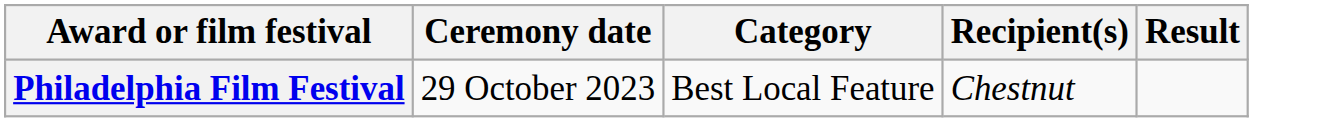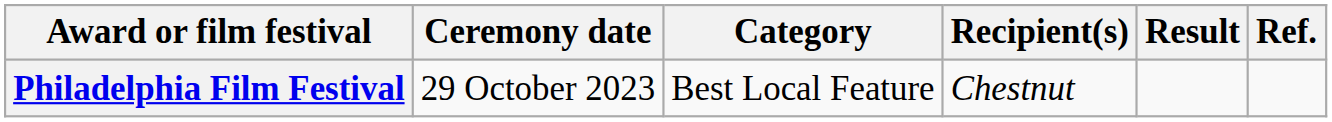+ column: (1287, 32)
